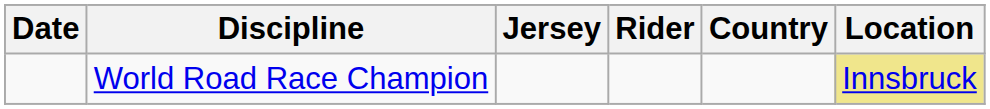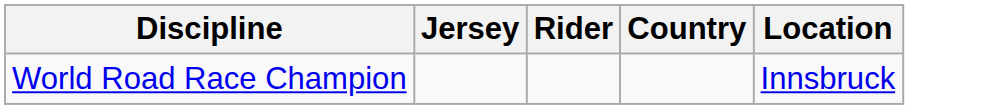- column: (46, 29)
(909, 78) khaki background -> (828, 78) no background
